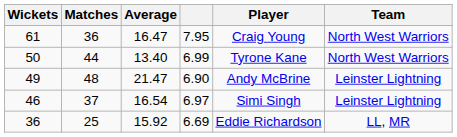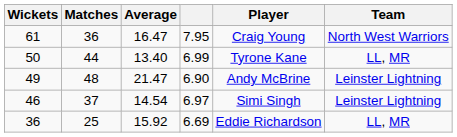(388, 57) North West Warriors -> (388, 57) LL, MR
(151, 100) 16.54 -> (151, 100) 14.54
